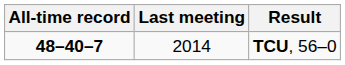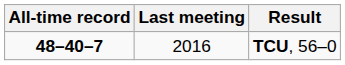(192, 45) 2014 -> (192, 45) 2016
